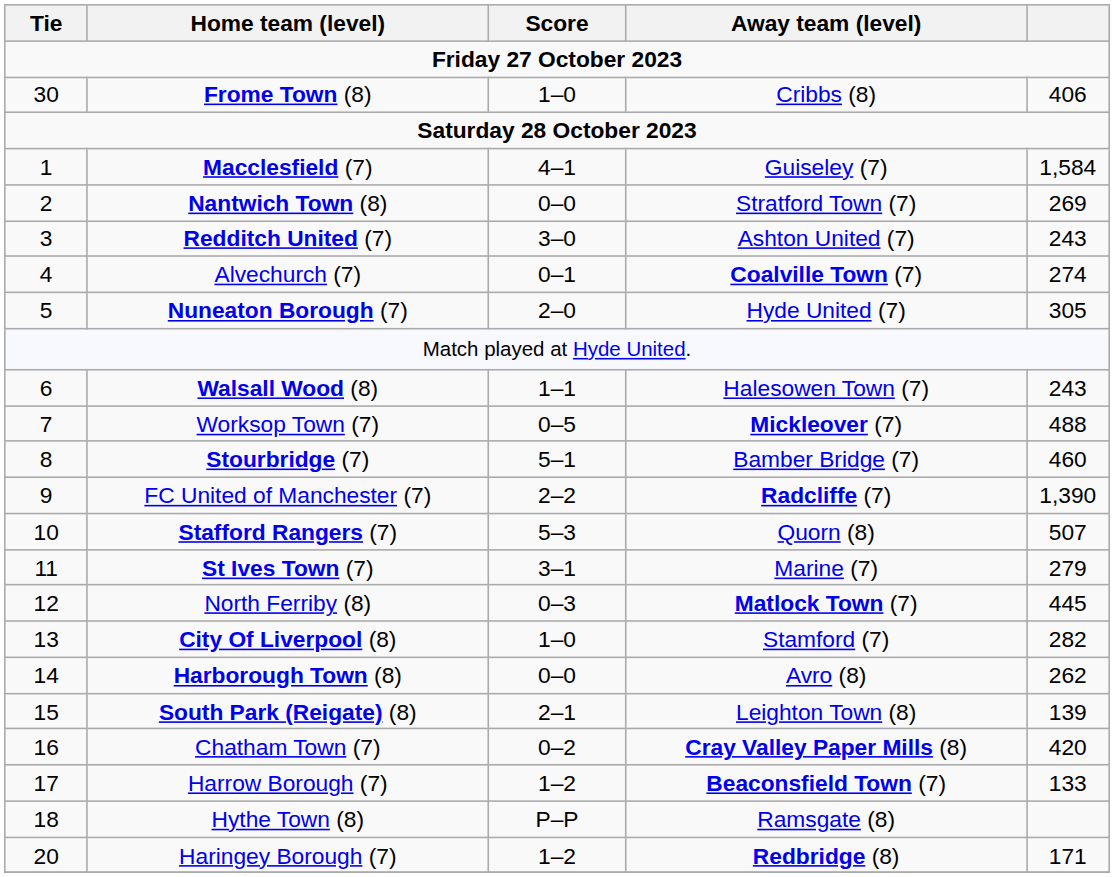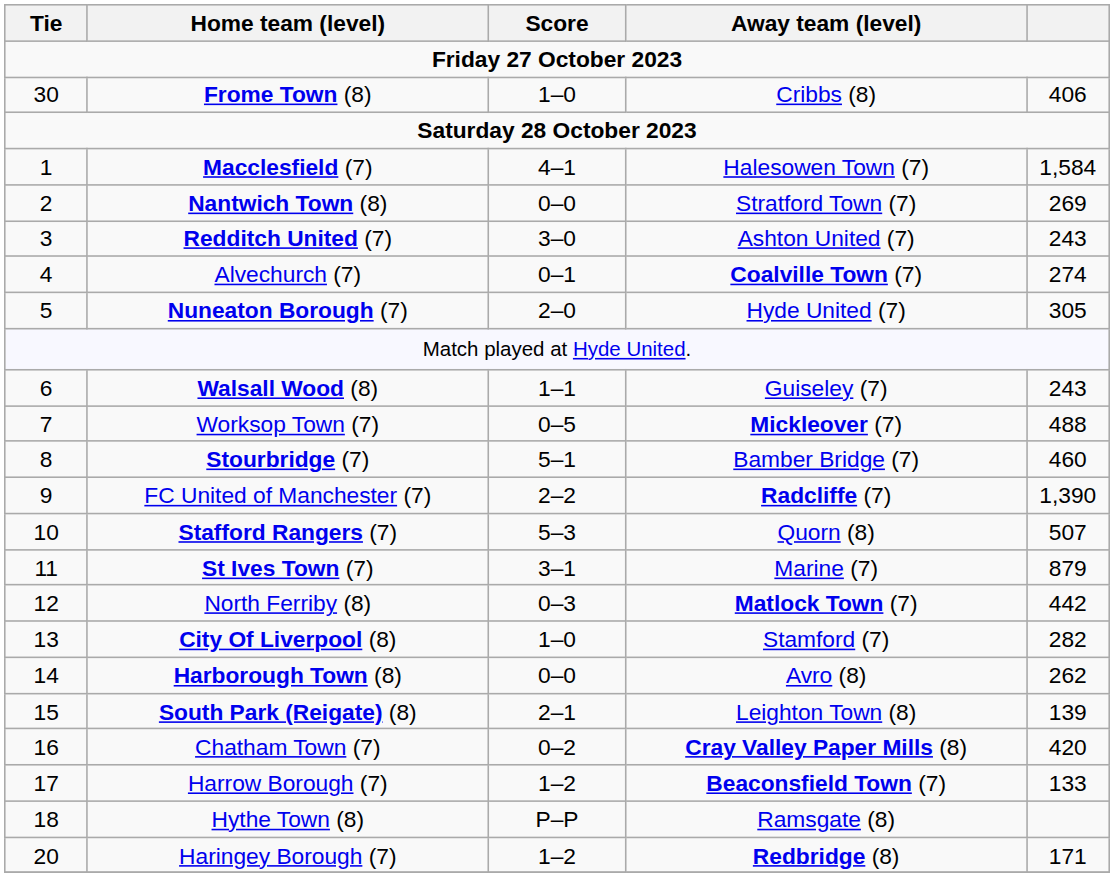(826, 167) Guiseley (7) -> (826, 167) Halesowen Town (7)
(826, 388) Halesowen Town (7) -> (826, 388) Guiseley (7)
(1068, 568) 279 -> (1068, 568) 879
(1068, 604) 445 -> (1068, 604) 442
